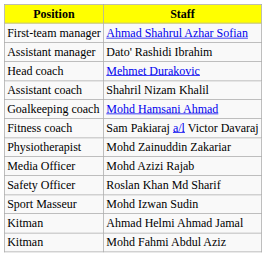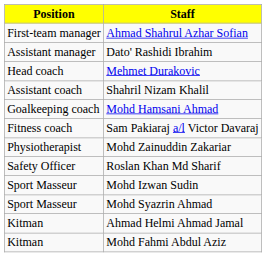- row: (150, 166)
+ row: (159, 204)
